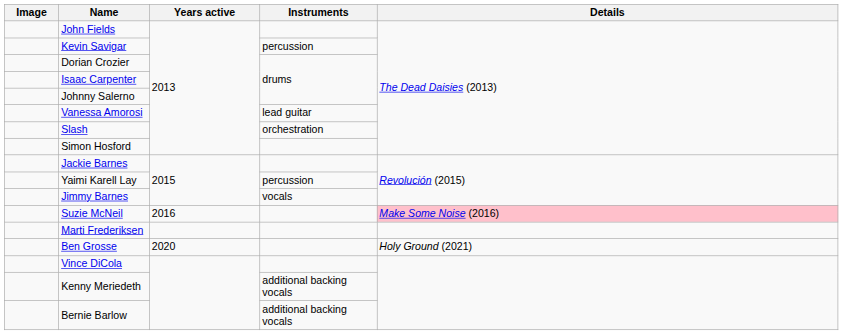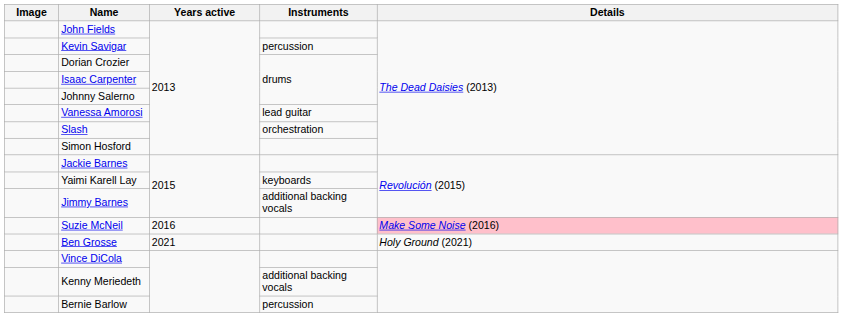(288, 180) percussion -> (287, 180) keyboards
(277, 197) vocals -> (305, 203) additional backing vocals
- row: (102, 230)
(164, 247) 2020 -> (164, 242) 2021
(305, 315) additional backing vocals -> (288, 304) percussion
